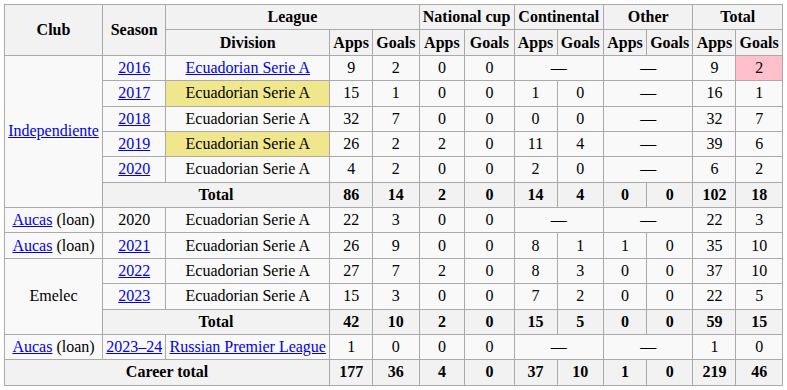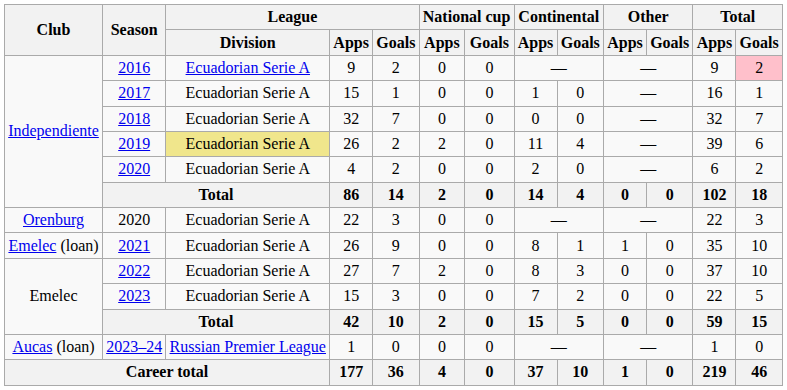(248, 93) khaki background -> (248, 93) no background
(54, 220) Aucas (loan) -> (54, 220) Orenburg
(54, 245) Aucas (loan) -> (53, 245) Emelec (loan)
